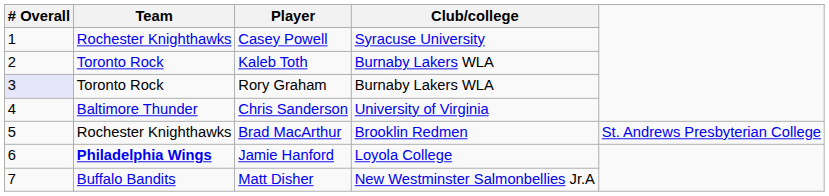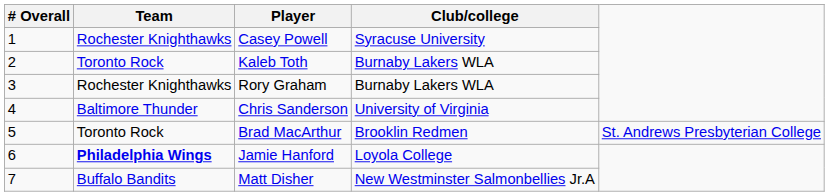(12, 86) lavender background -> (12, 86) no background
(120, 86) Toronto Rock -> (154, 86) Rochester Knighthawks
(154, 132) Rochester Knighthawks -> (120, 132) Toronto Rock
